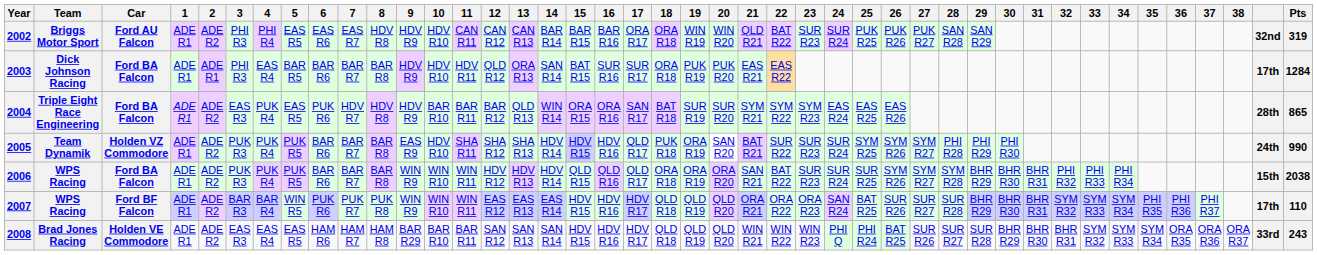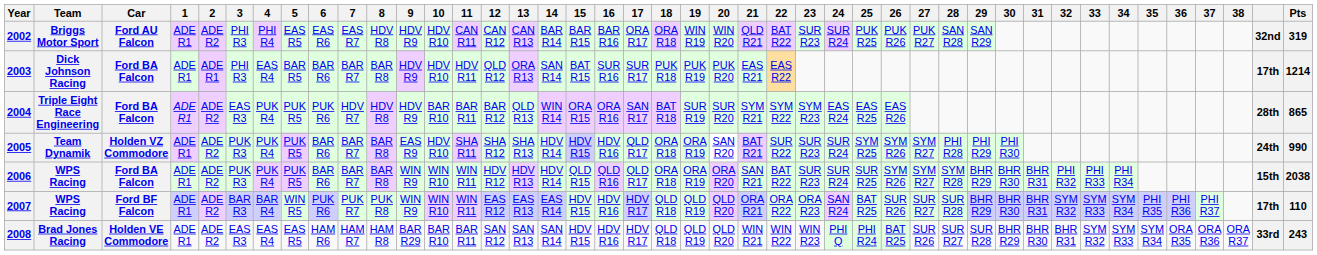(666, 71) ORA R18 -> (666, 71) PUK R18
(1298, 71) 1284 -> (1298, 71) 1214
(295, 112) EAS R5 -> (295, 112) PUK R5
(666, 147) PUK R18 -> (666, 147) ORA R18
